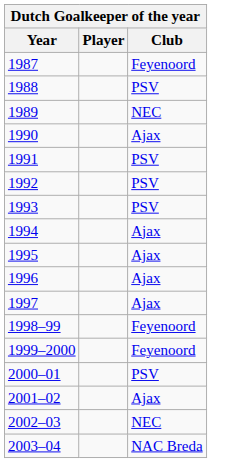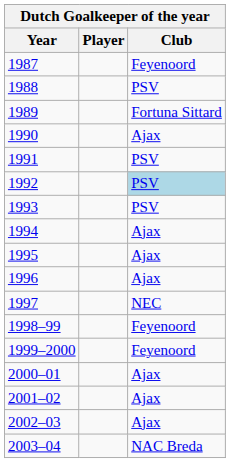(146, 111) NEC -> (177, 111) Fortuna Sittard
(145, 183) no background -> (145, 183) lightblue background
(146, 302) Ajax -> (146, 302) NEC
(145, 374) PSV -> (146, 374) Ajax
(146, 421) NEC -> (146, 421) Ajax
